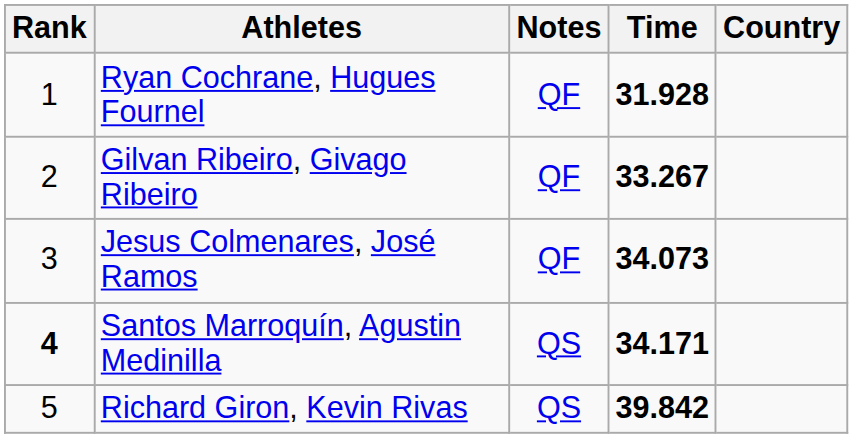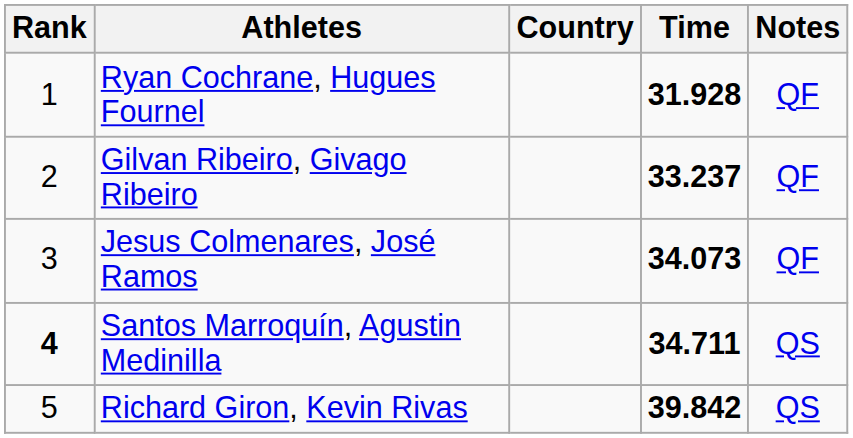columns swapped: (782, 28) <-> (559, 28)
(662, 177) 33.267 -> (694, 177) 33.237
(662, 342) 34.171 -> (694, 342) 34.711
